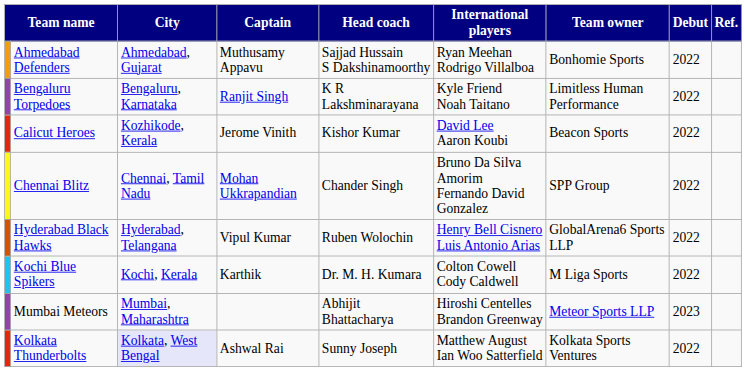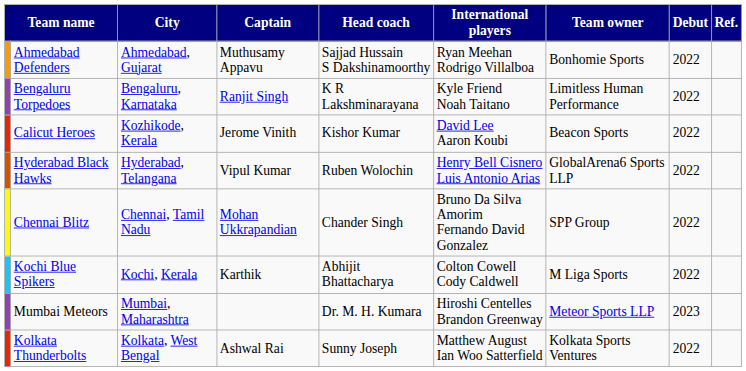rows swapped: (51, 185) <-> (61, 237)
(372, 274) Dr. M. H. Kumara -> (358, 274) Abhijit Bhattacharya
(358, 311) Abhijit Bhattacharya -> (372, 311) Dr. M. H. Kumara
(159, 348) lavender background -> (159, 348) no background
